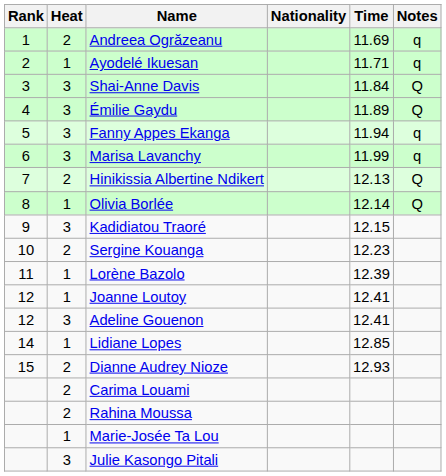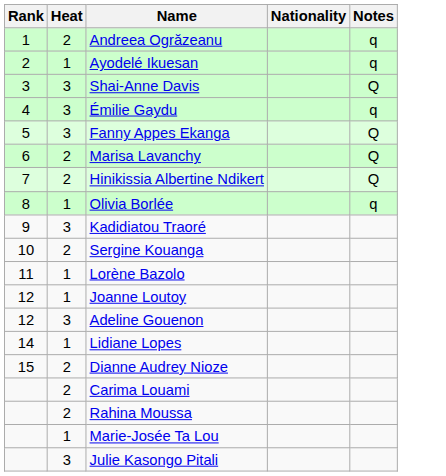- column: (371, 16)
(417, 110) Q -> (373, 110) q
(417, 133) q -> (373, 133) Q
(67, 156) 3 -> (67, 156) 2
(417, 156) q -> (373, 156) Q
(417, 203) Q -> (373, 203) q
